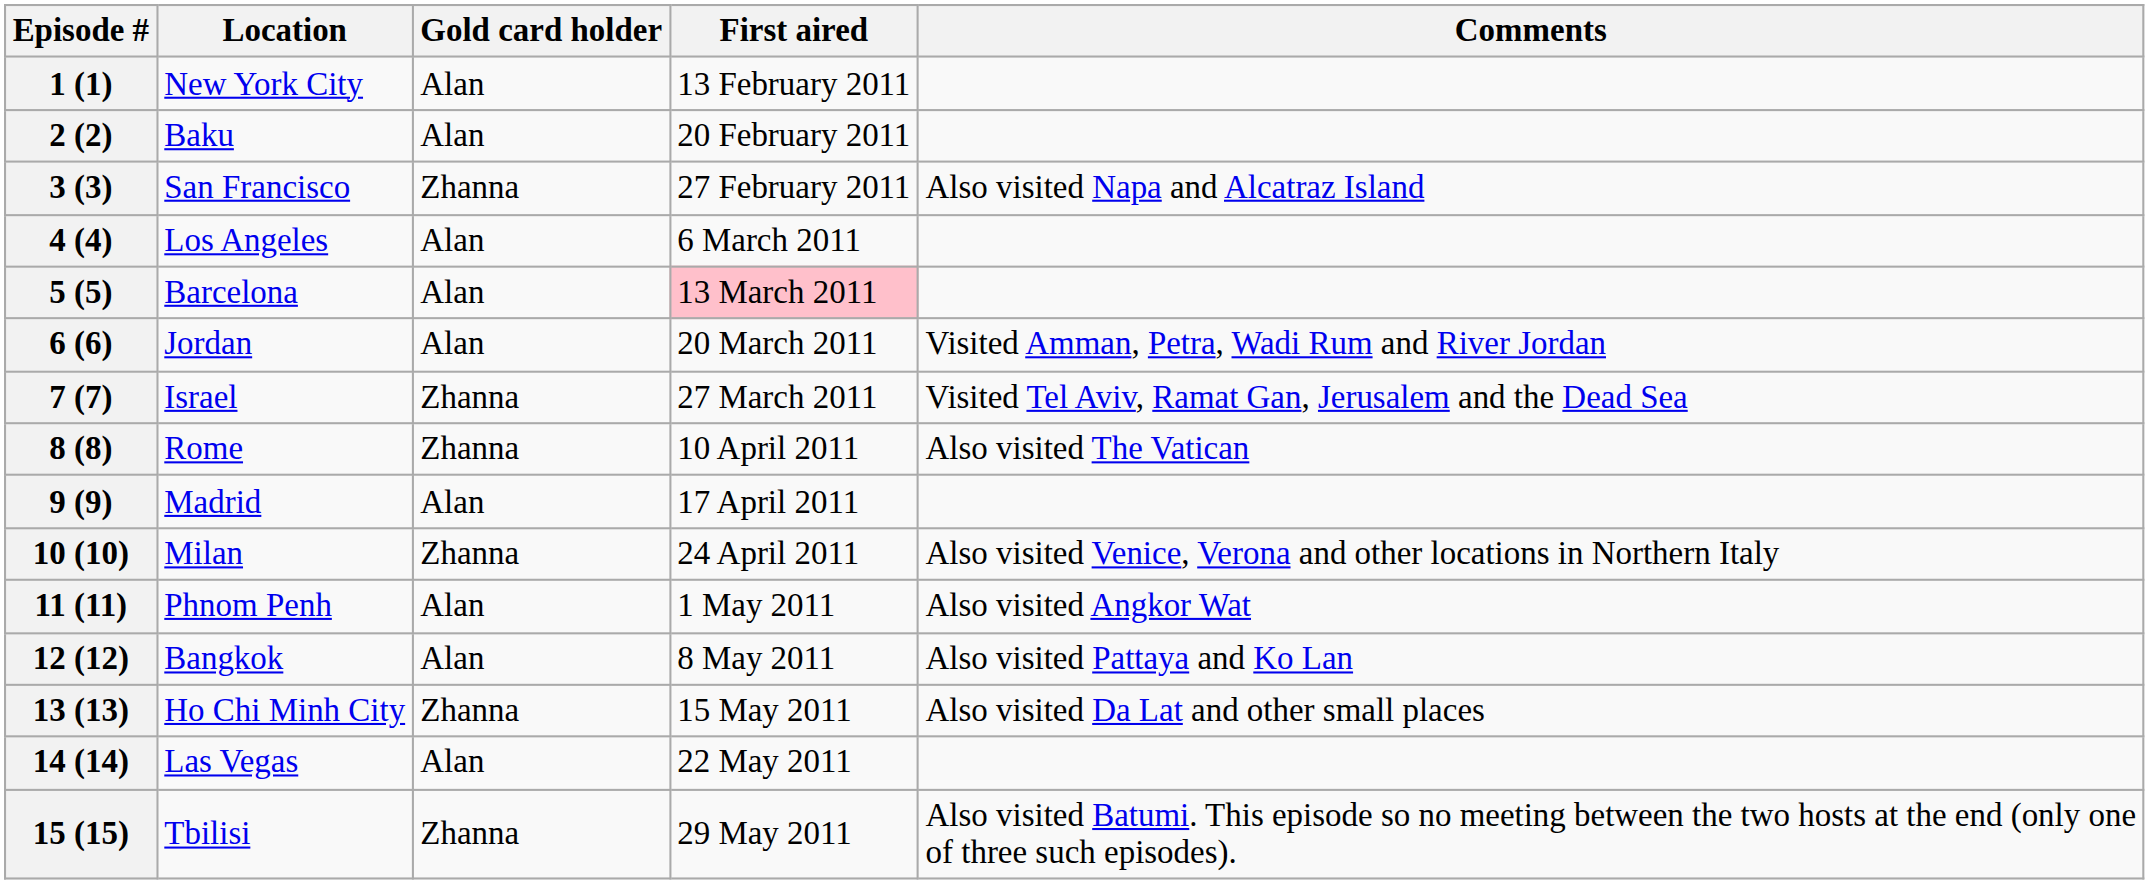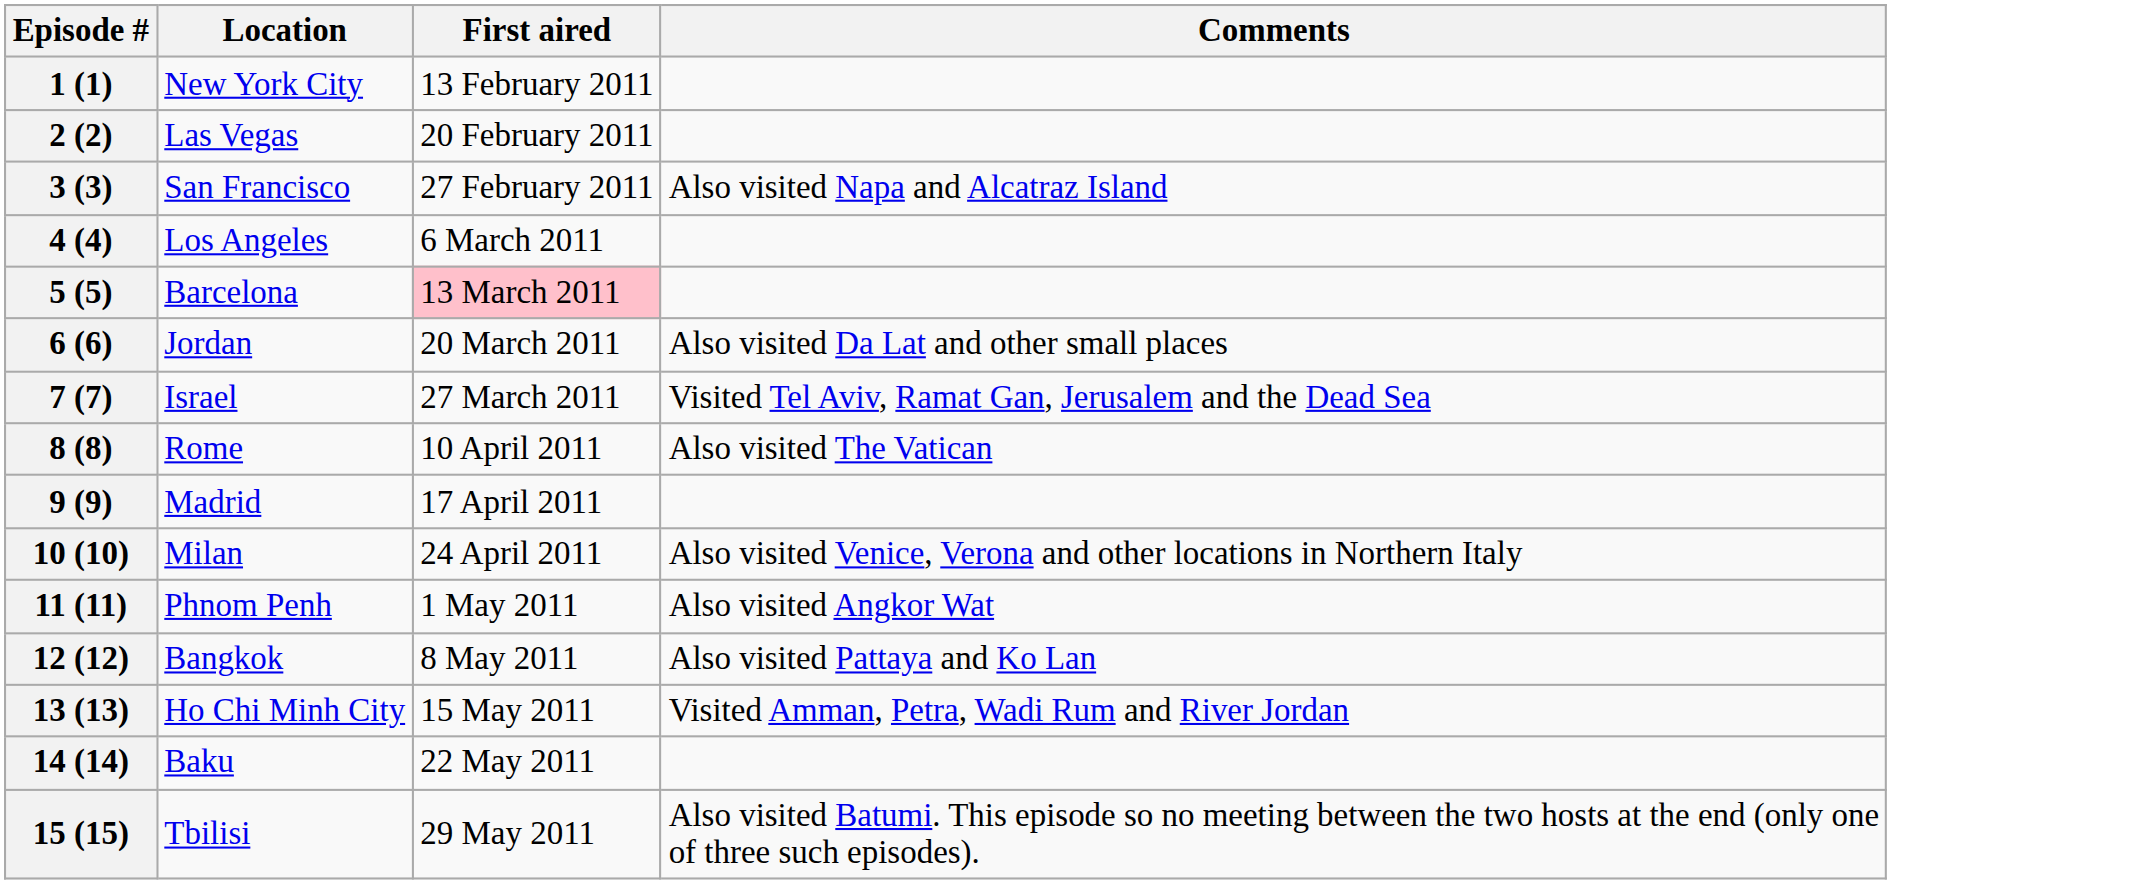- column: (541, 30)
(199, 135) Baku -> (231, 135) Las Vegas
(1266, 344) Visited Amman, Petra, Wadi Rum and River Jordan -> (948, 344) Also visited Da Lat and other small places
(1205, 710) Also visited Da Lat and other small places -> (1009, 710) Visited Amman, Petra, Wadi Rum and River Jordan
(231, 762) Las Vegas -> (199, 762) Baku
